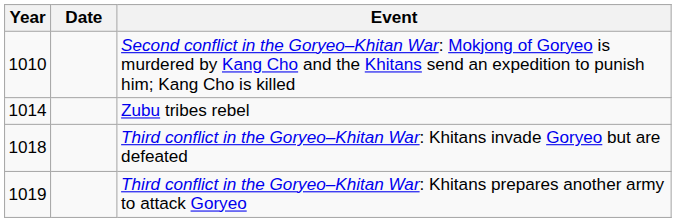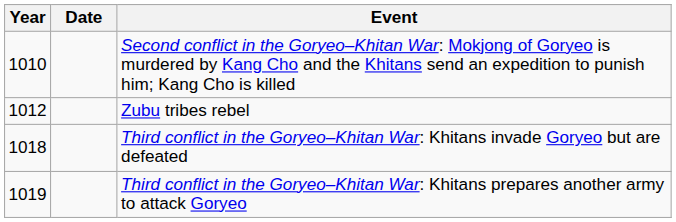(28, 110) 1014 -> (28, 110) 1012
